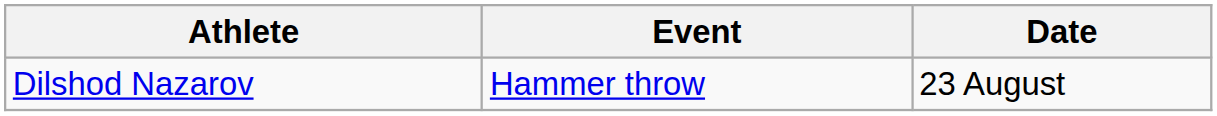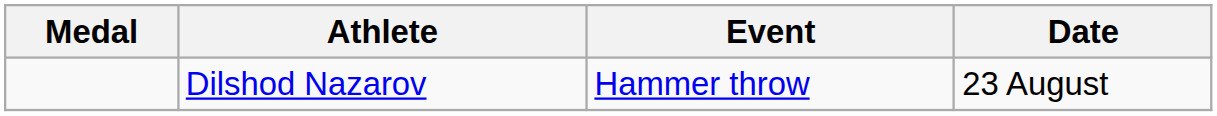+ column: (92, 31)
